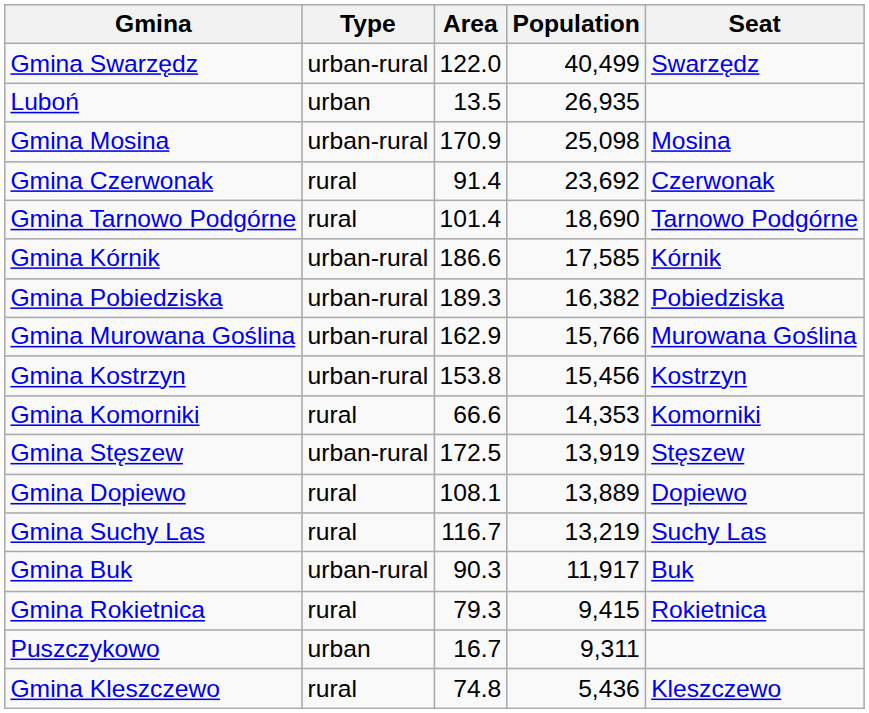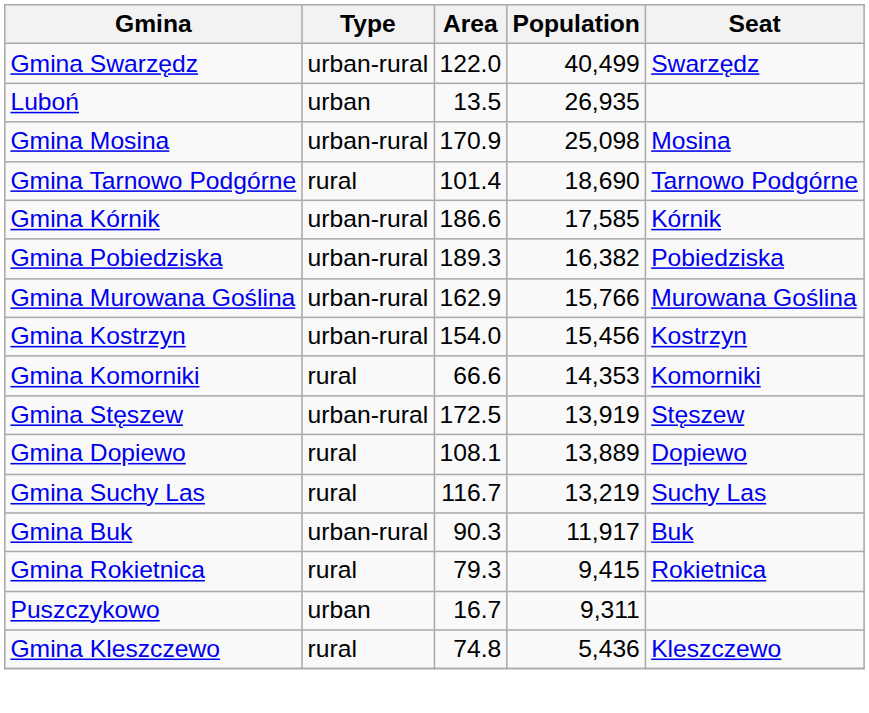- row: (112, 180)
(470, 375) 153.8 -> (470, 336) 154.0
